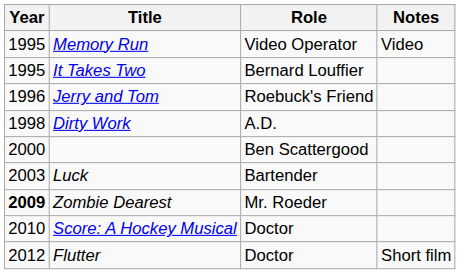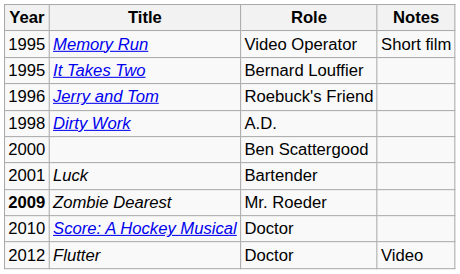(402, 44) Video -> (416, 44) Short film
(27, 176) 2003 -> (27, 176) 2001
(416, 255) Short film -> (402, 255) Video
